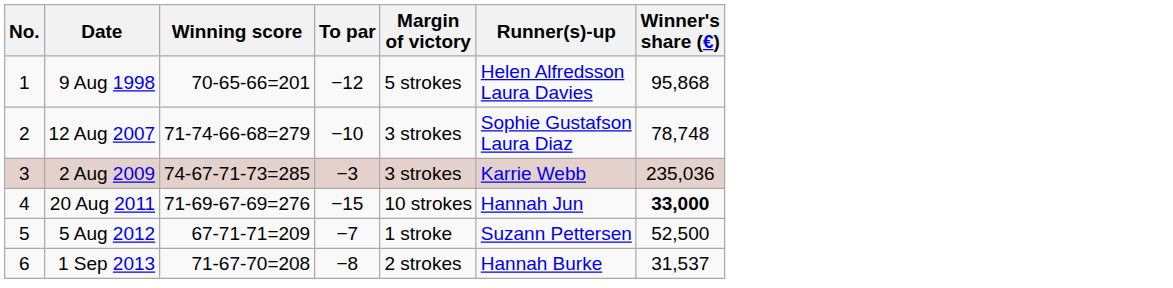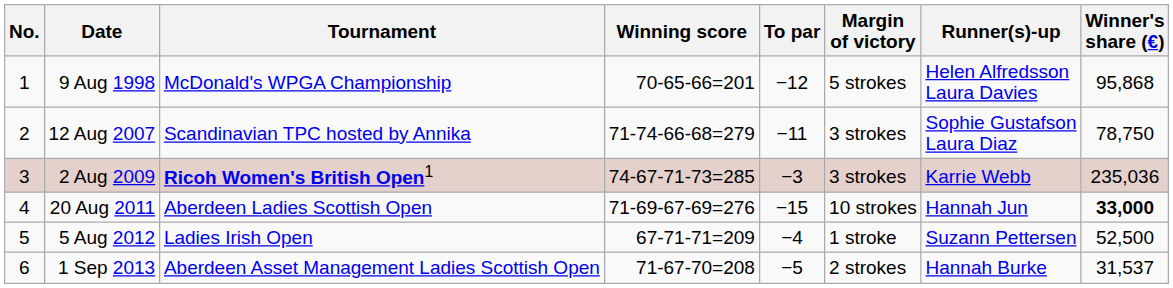+ column: (382, 30)
(347, 133) −10 -> (792, 133) −11
(680, 133) 78,748 -> (1125, 133) 78,750
(347, 234) −7 -> (792, 238) −4
(347, 264) −8 -> (792, 268) −5
